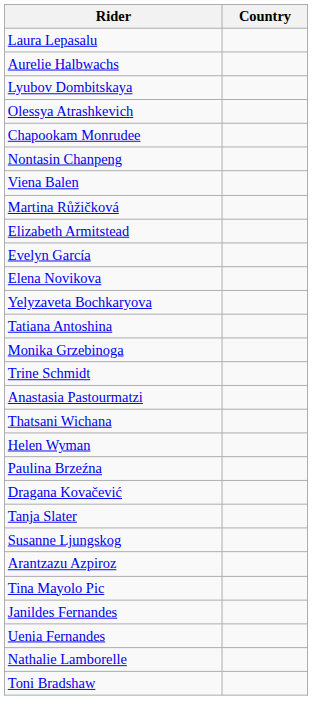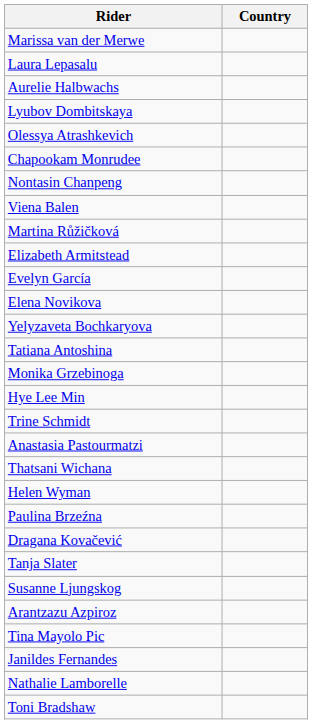+ row: (76, 40)
+ row: (46, 397)
- row: (57, 635)
